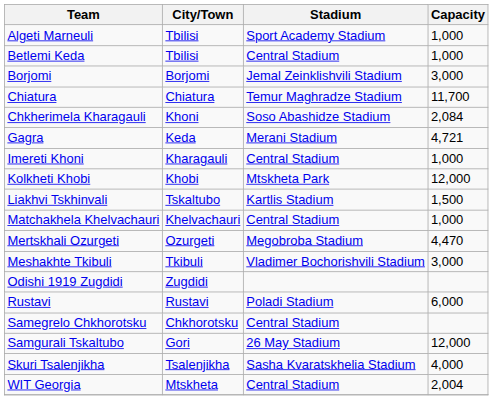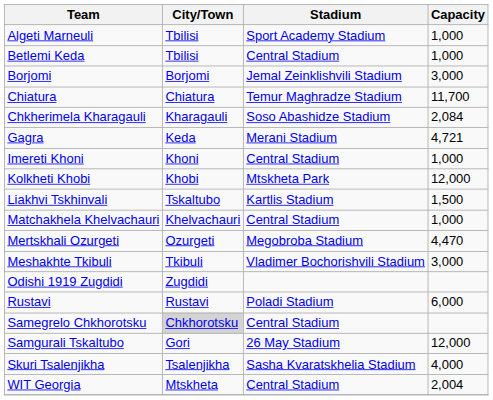(182, 117) Khoni -> (196, 117) Kharagauli
(196, 158) Kharagauli -> (182, 158) Khoni
(202, 323) no background -> (202, 323) lightgrey background
